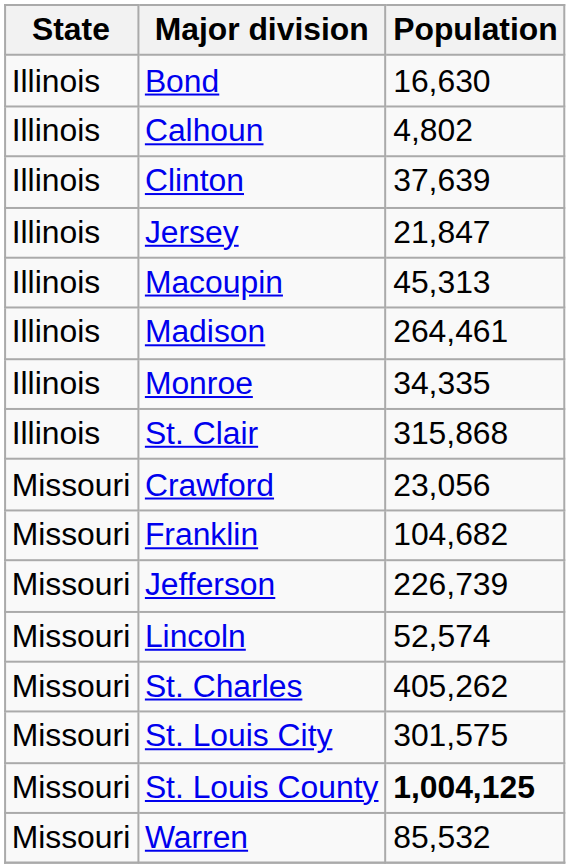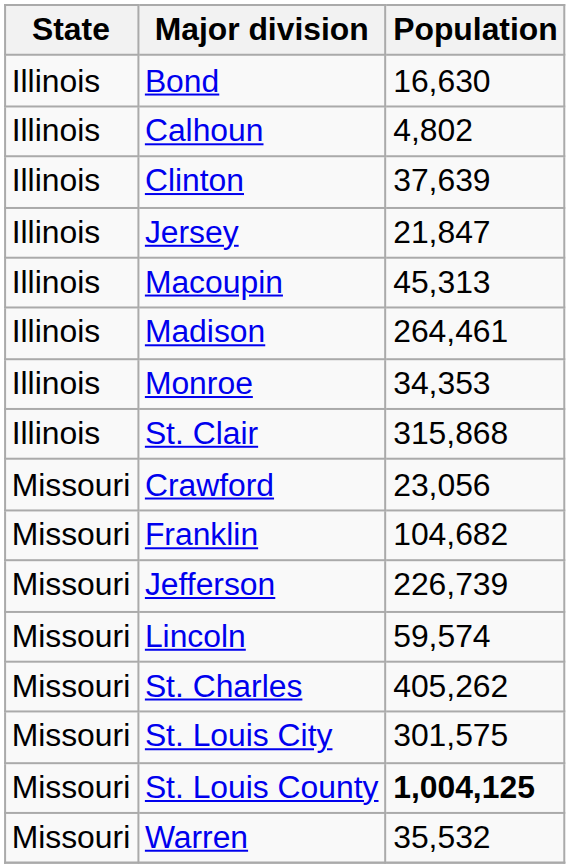(442, 383) 34,335 -> (442, 383) 34,353
(442, 635) 52,574 -> (442, 635) 59,574
(442, 837) 85,532 -> (442, 837) 35,532
